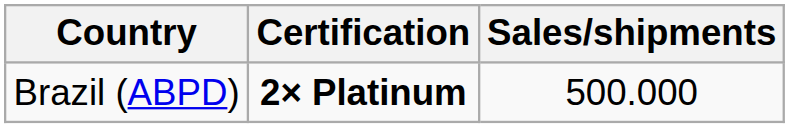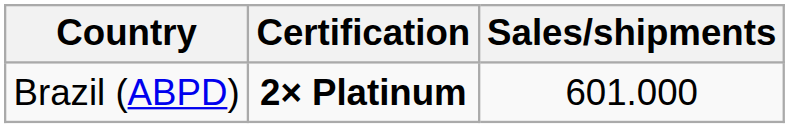(632, 91) 500.000 -> (632, 91) 601.000
